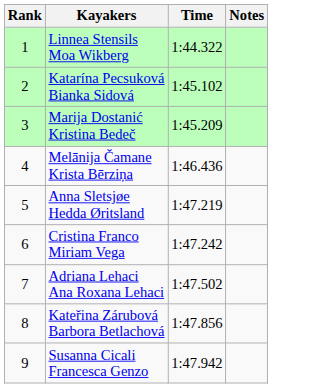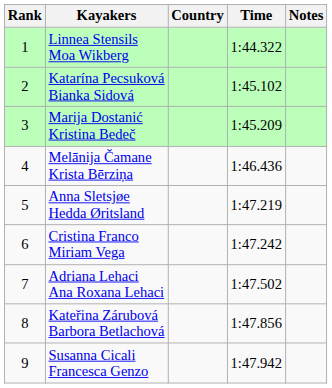+ column: (198, 16)
